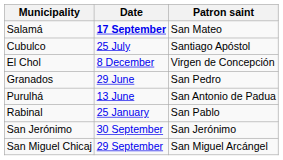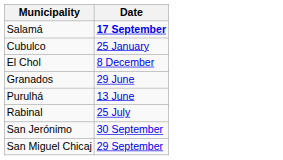- column: (223, 12)
(113, 46) 25 July -> (123, 46) 25 January
(123, 113) 25 January -> (113, 113) 25 July
